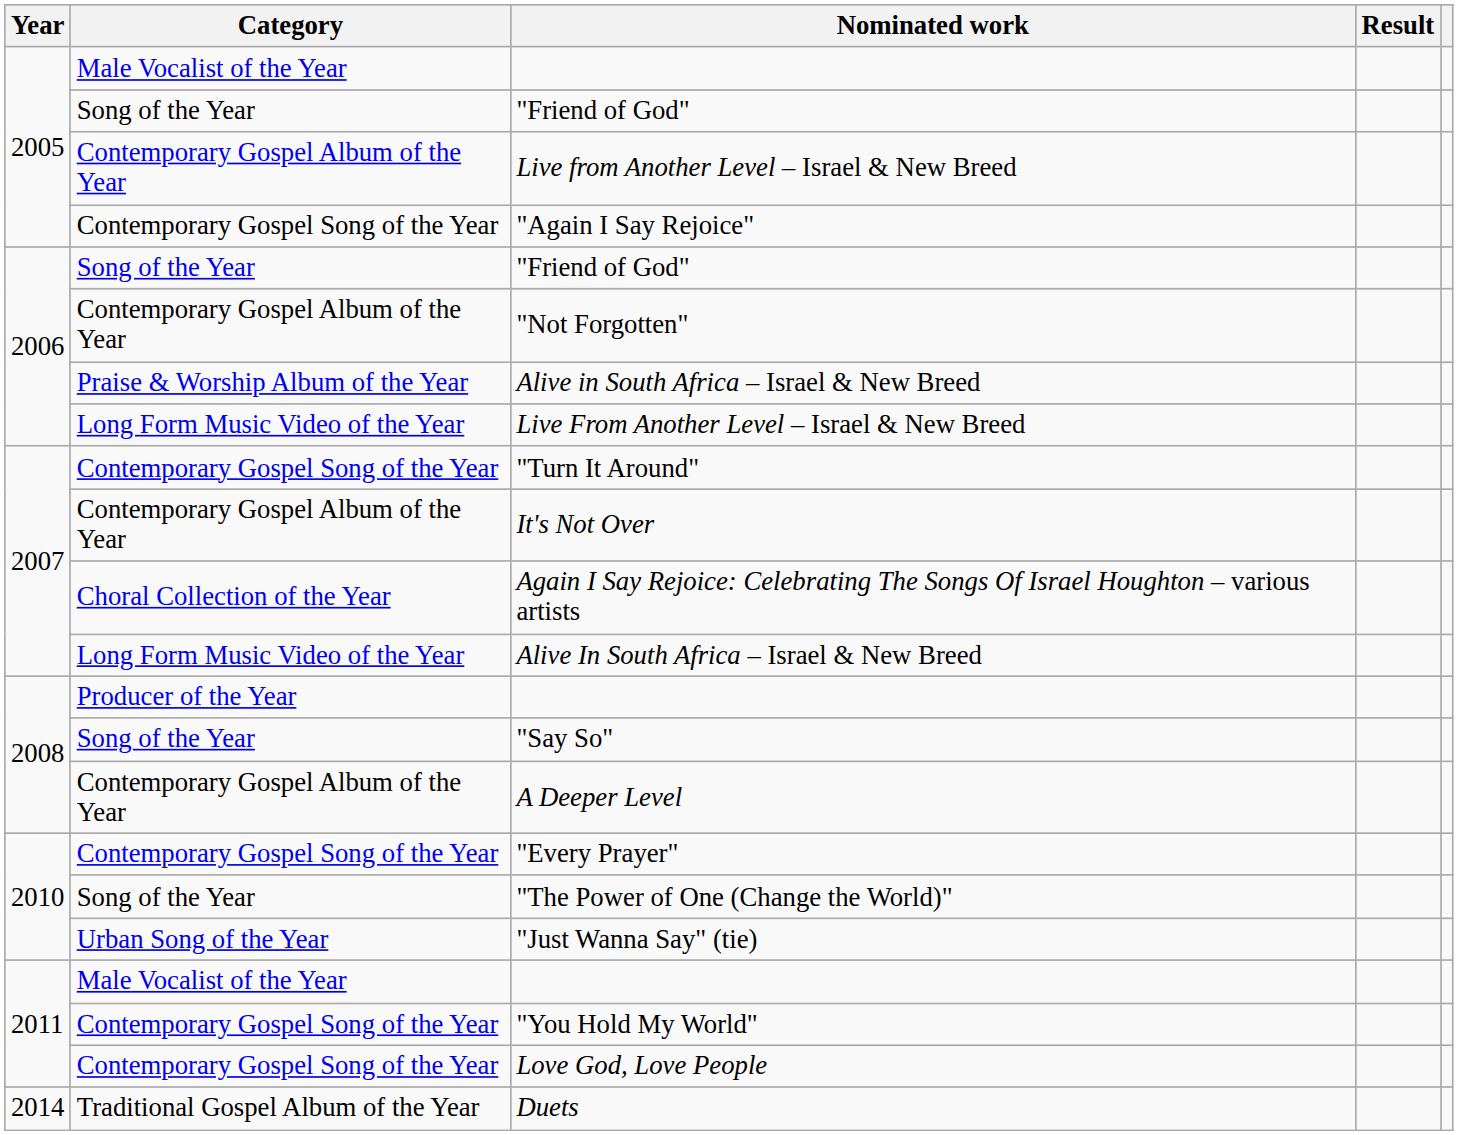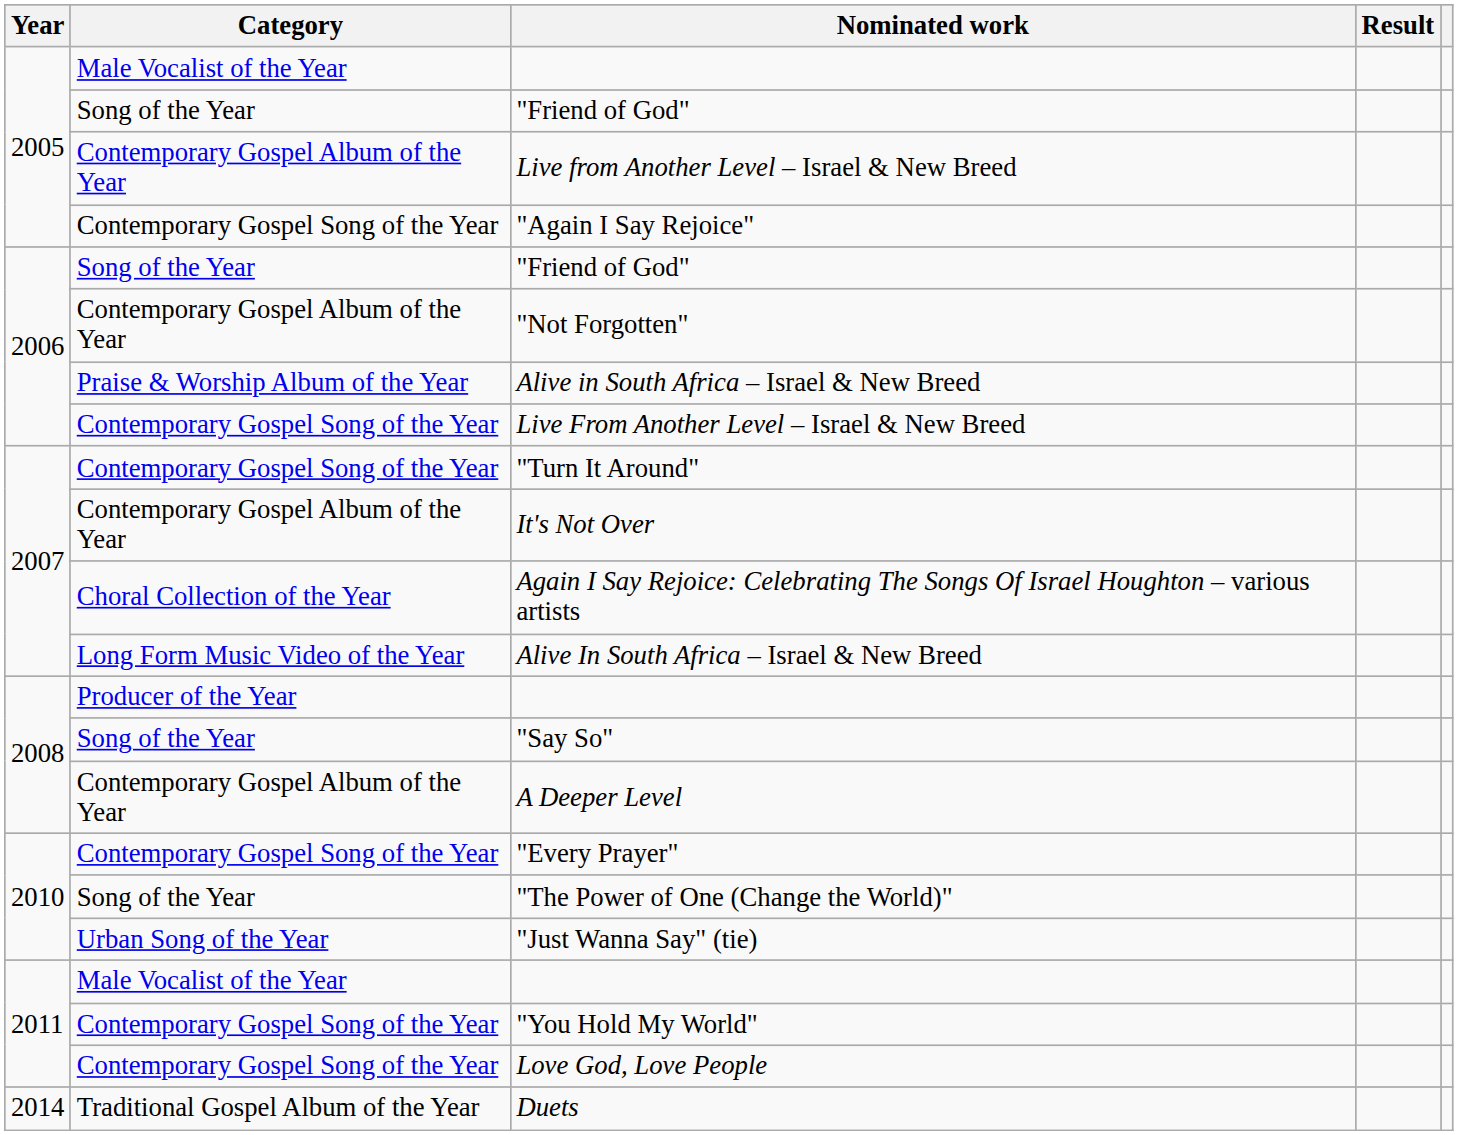(271, 424) Long Form Music Video of the Year -> (288, 424) Contemporary Gospel Song of the Year
